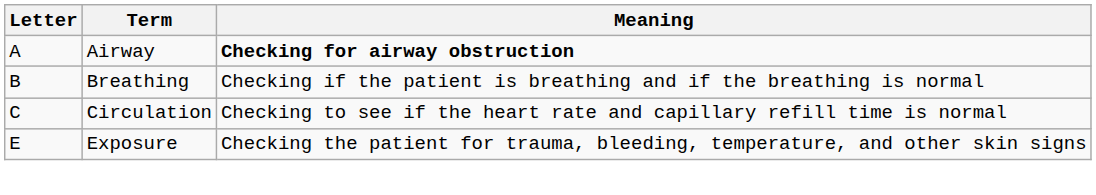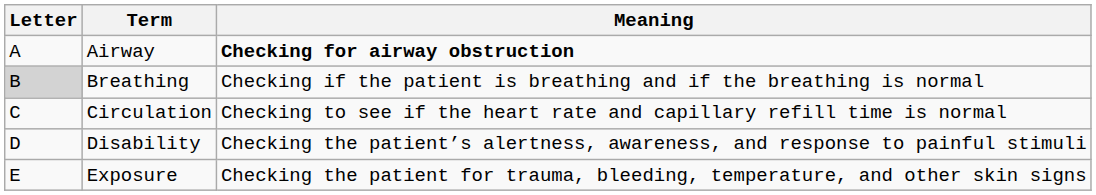(15, 82) no background -> (15, 82) lightgrey background
+ row: (144, 144)
